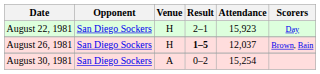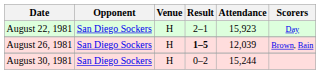(243, 45) 12,037 -> (243, 45) 12,039
(169, 61) A -> (169, 61) H
(243, 61) 15,254 -> (243, 61) 15,244
